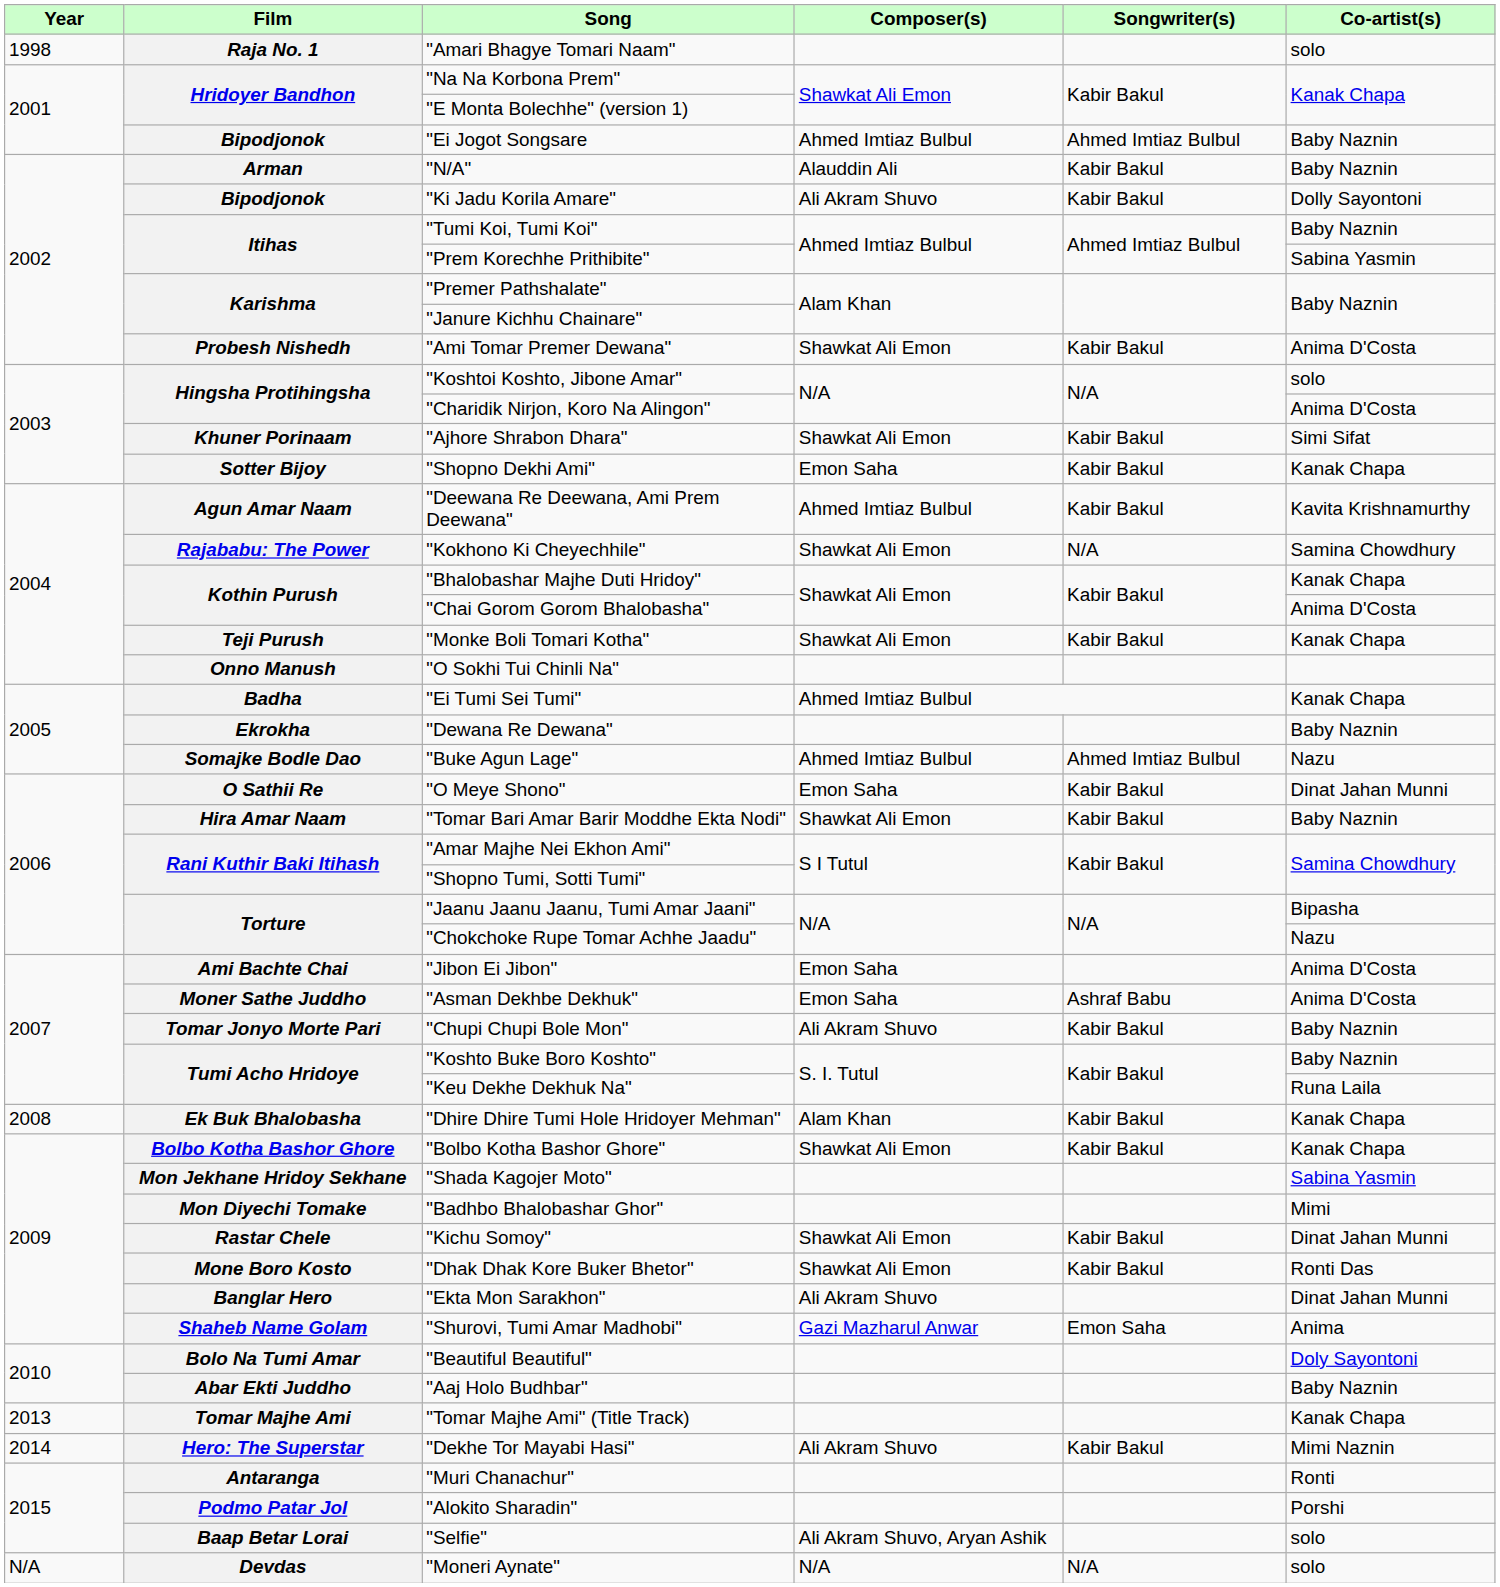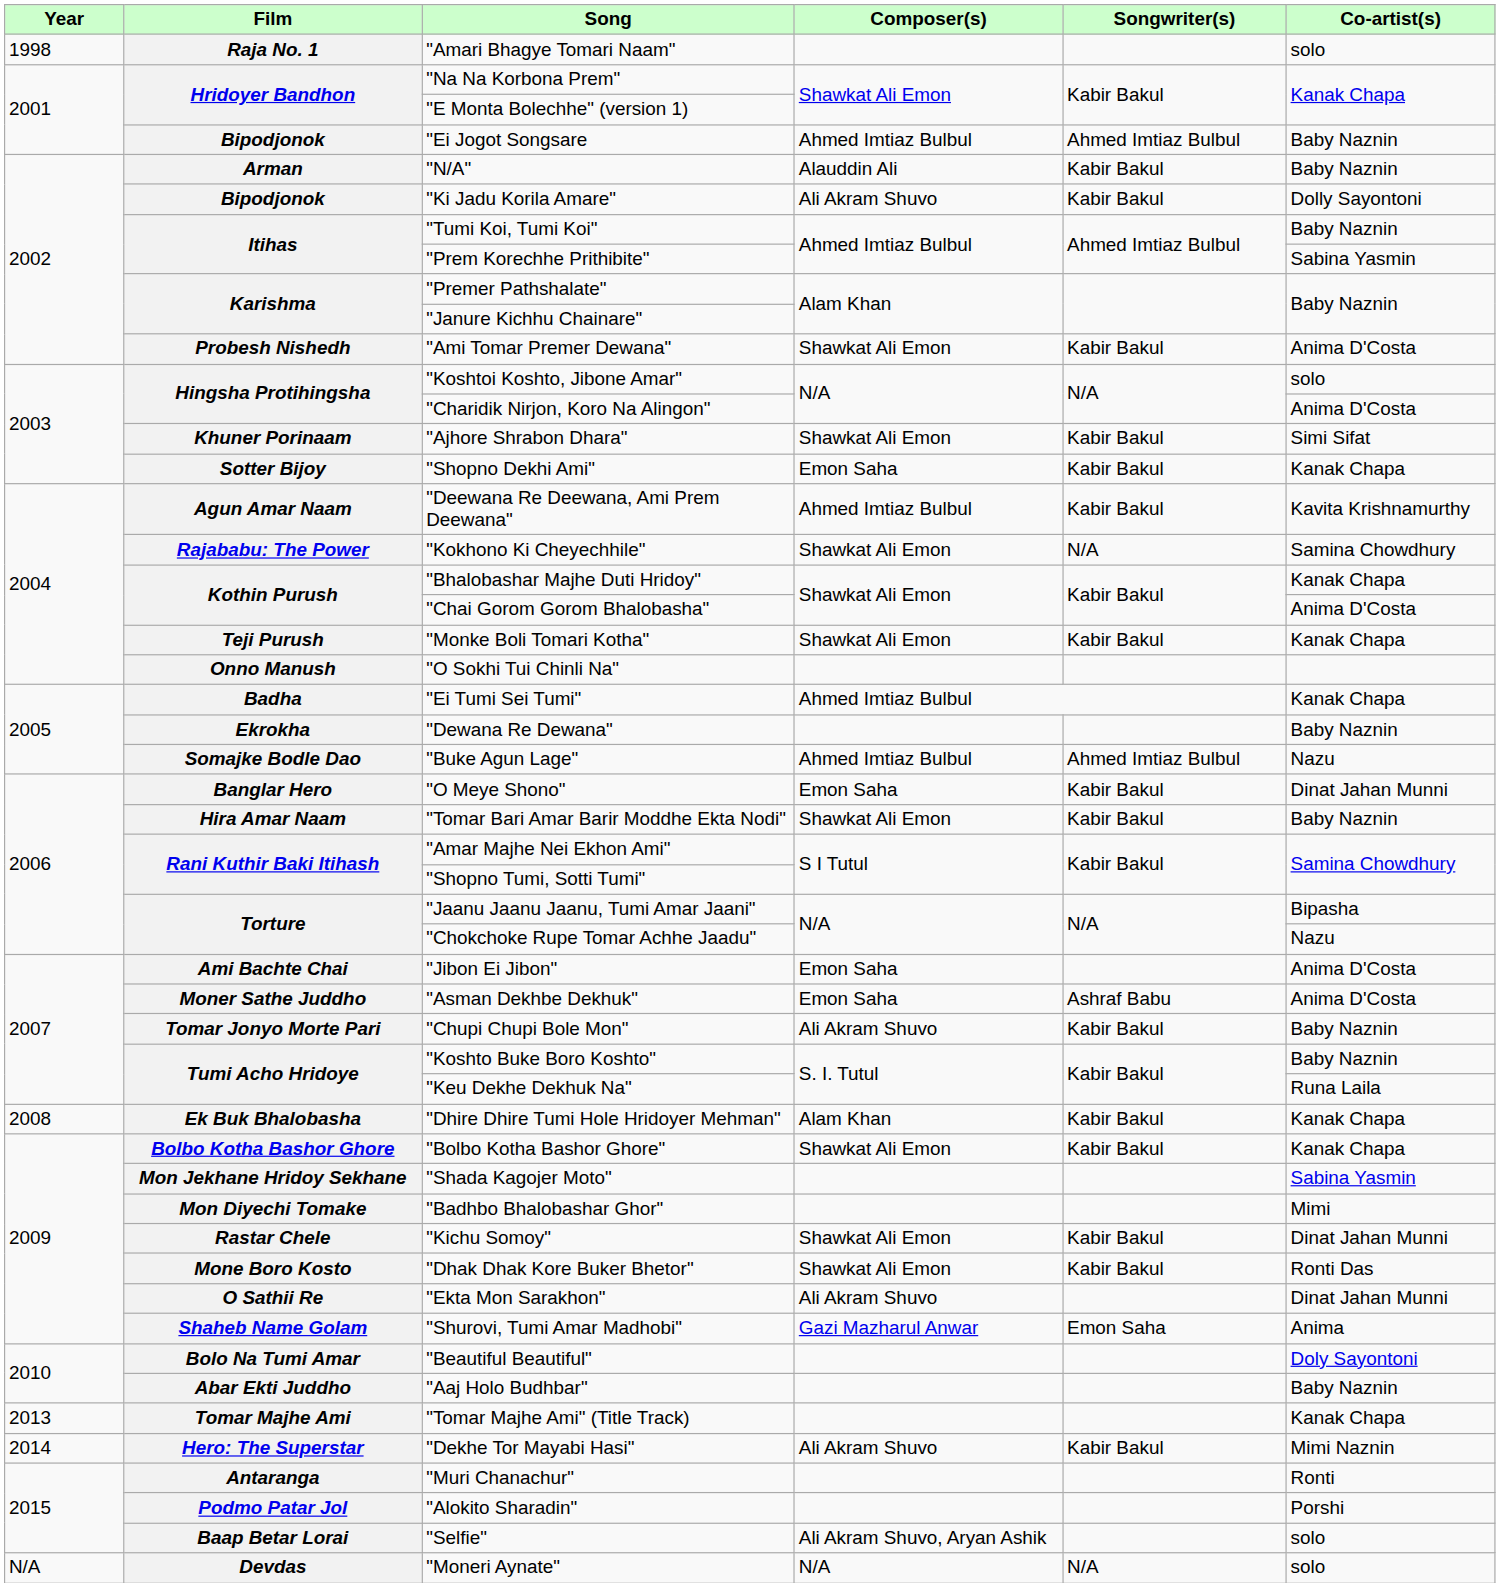(273, 789) O Sathii Re -> (273, 789) Banglar Hero
(273, 1298) Banglar Hero -> (273, 1298) O Sathii Re
